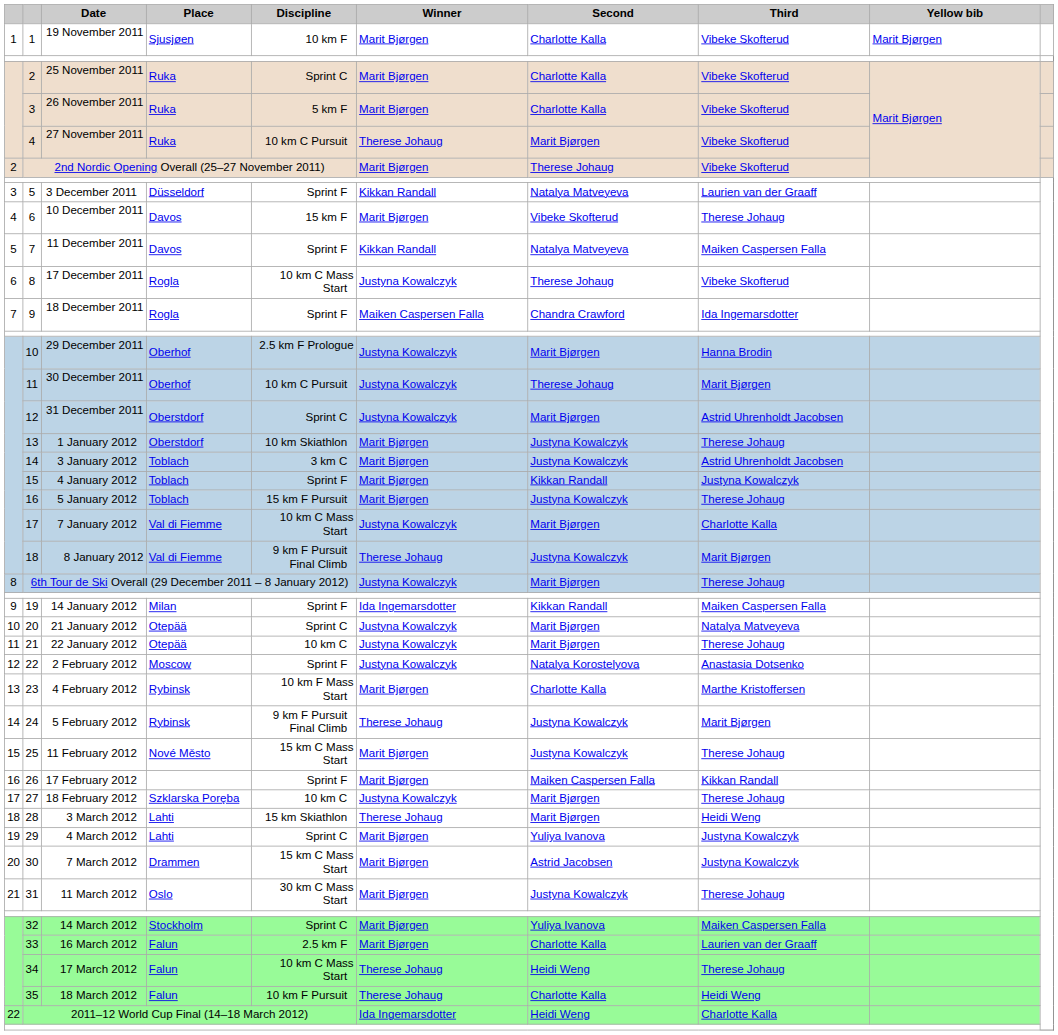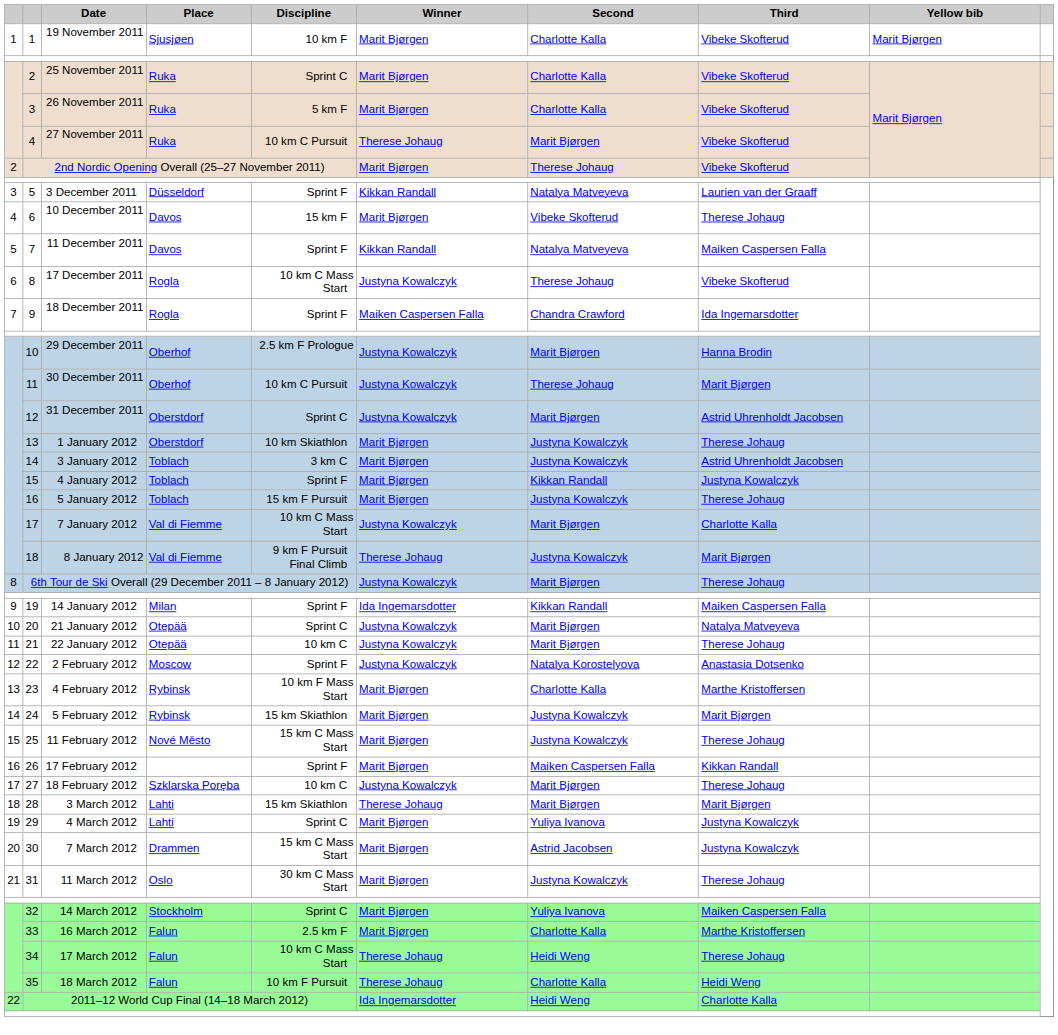(313, 721) 9 km F Pursuit Final Climb -> (309, 715) 15 km Skiathlon
(401, 721) Therese Johaug -> (394, 715) Marit Bjørgen
(731, 817) Heidi Weng -> (736, 804) Marit Bjørgen
(759, 944) Laurien van der Graaff -> (753, 930) Marthe Kristoffersen
